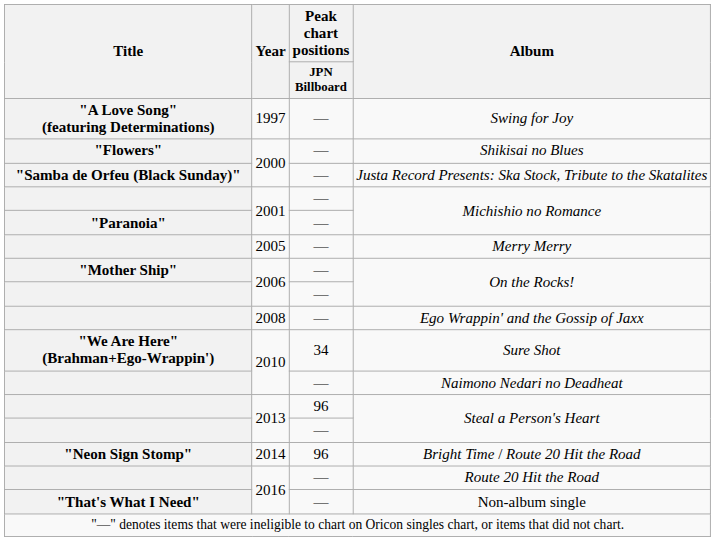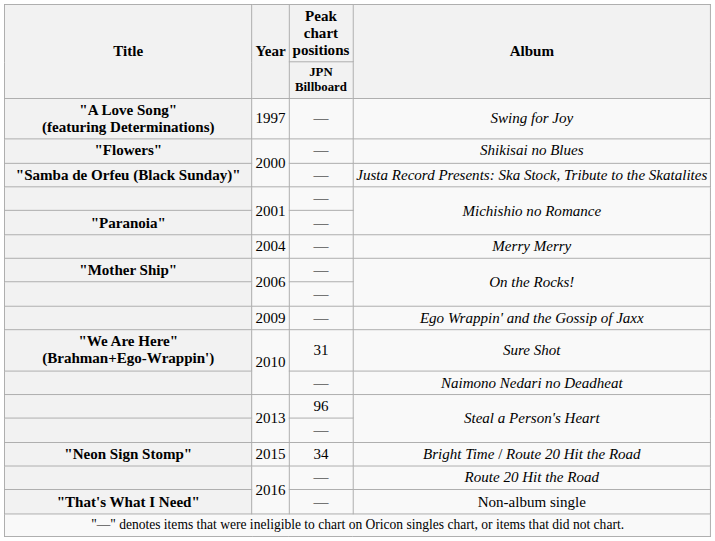(271, 246) 2005 -> (271, 246) 2004
(271, 317) 2008 -> (271, 317) 2009
(321, 350) 34 -> (321, 350) 31
(271, 454) 2014 -> (271, 454) 2015
(321, 454) 96 -> (321, 454) 34
